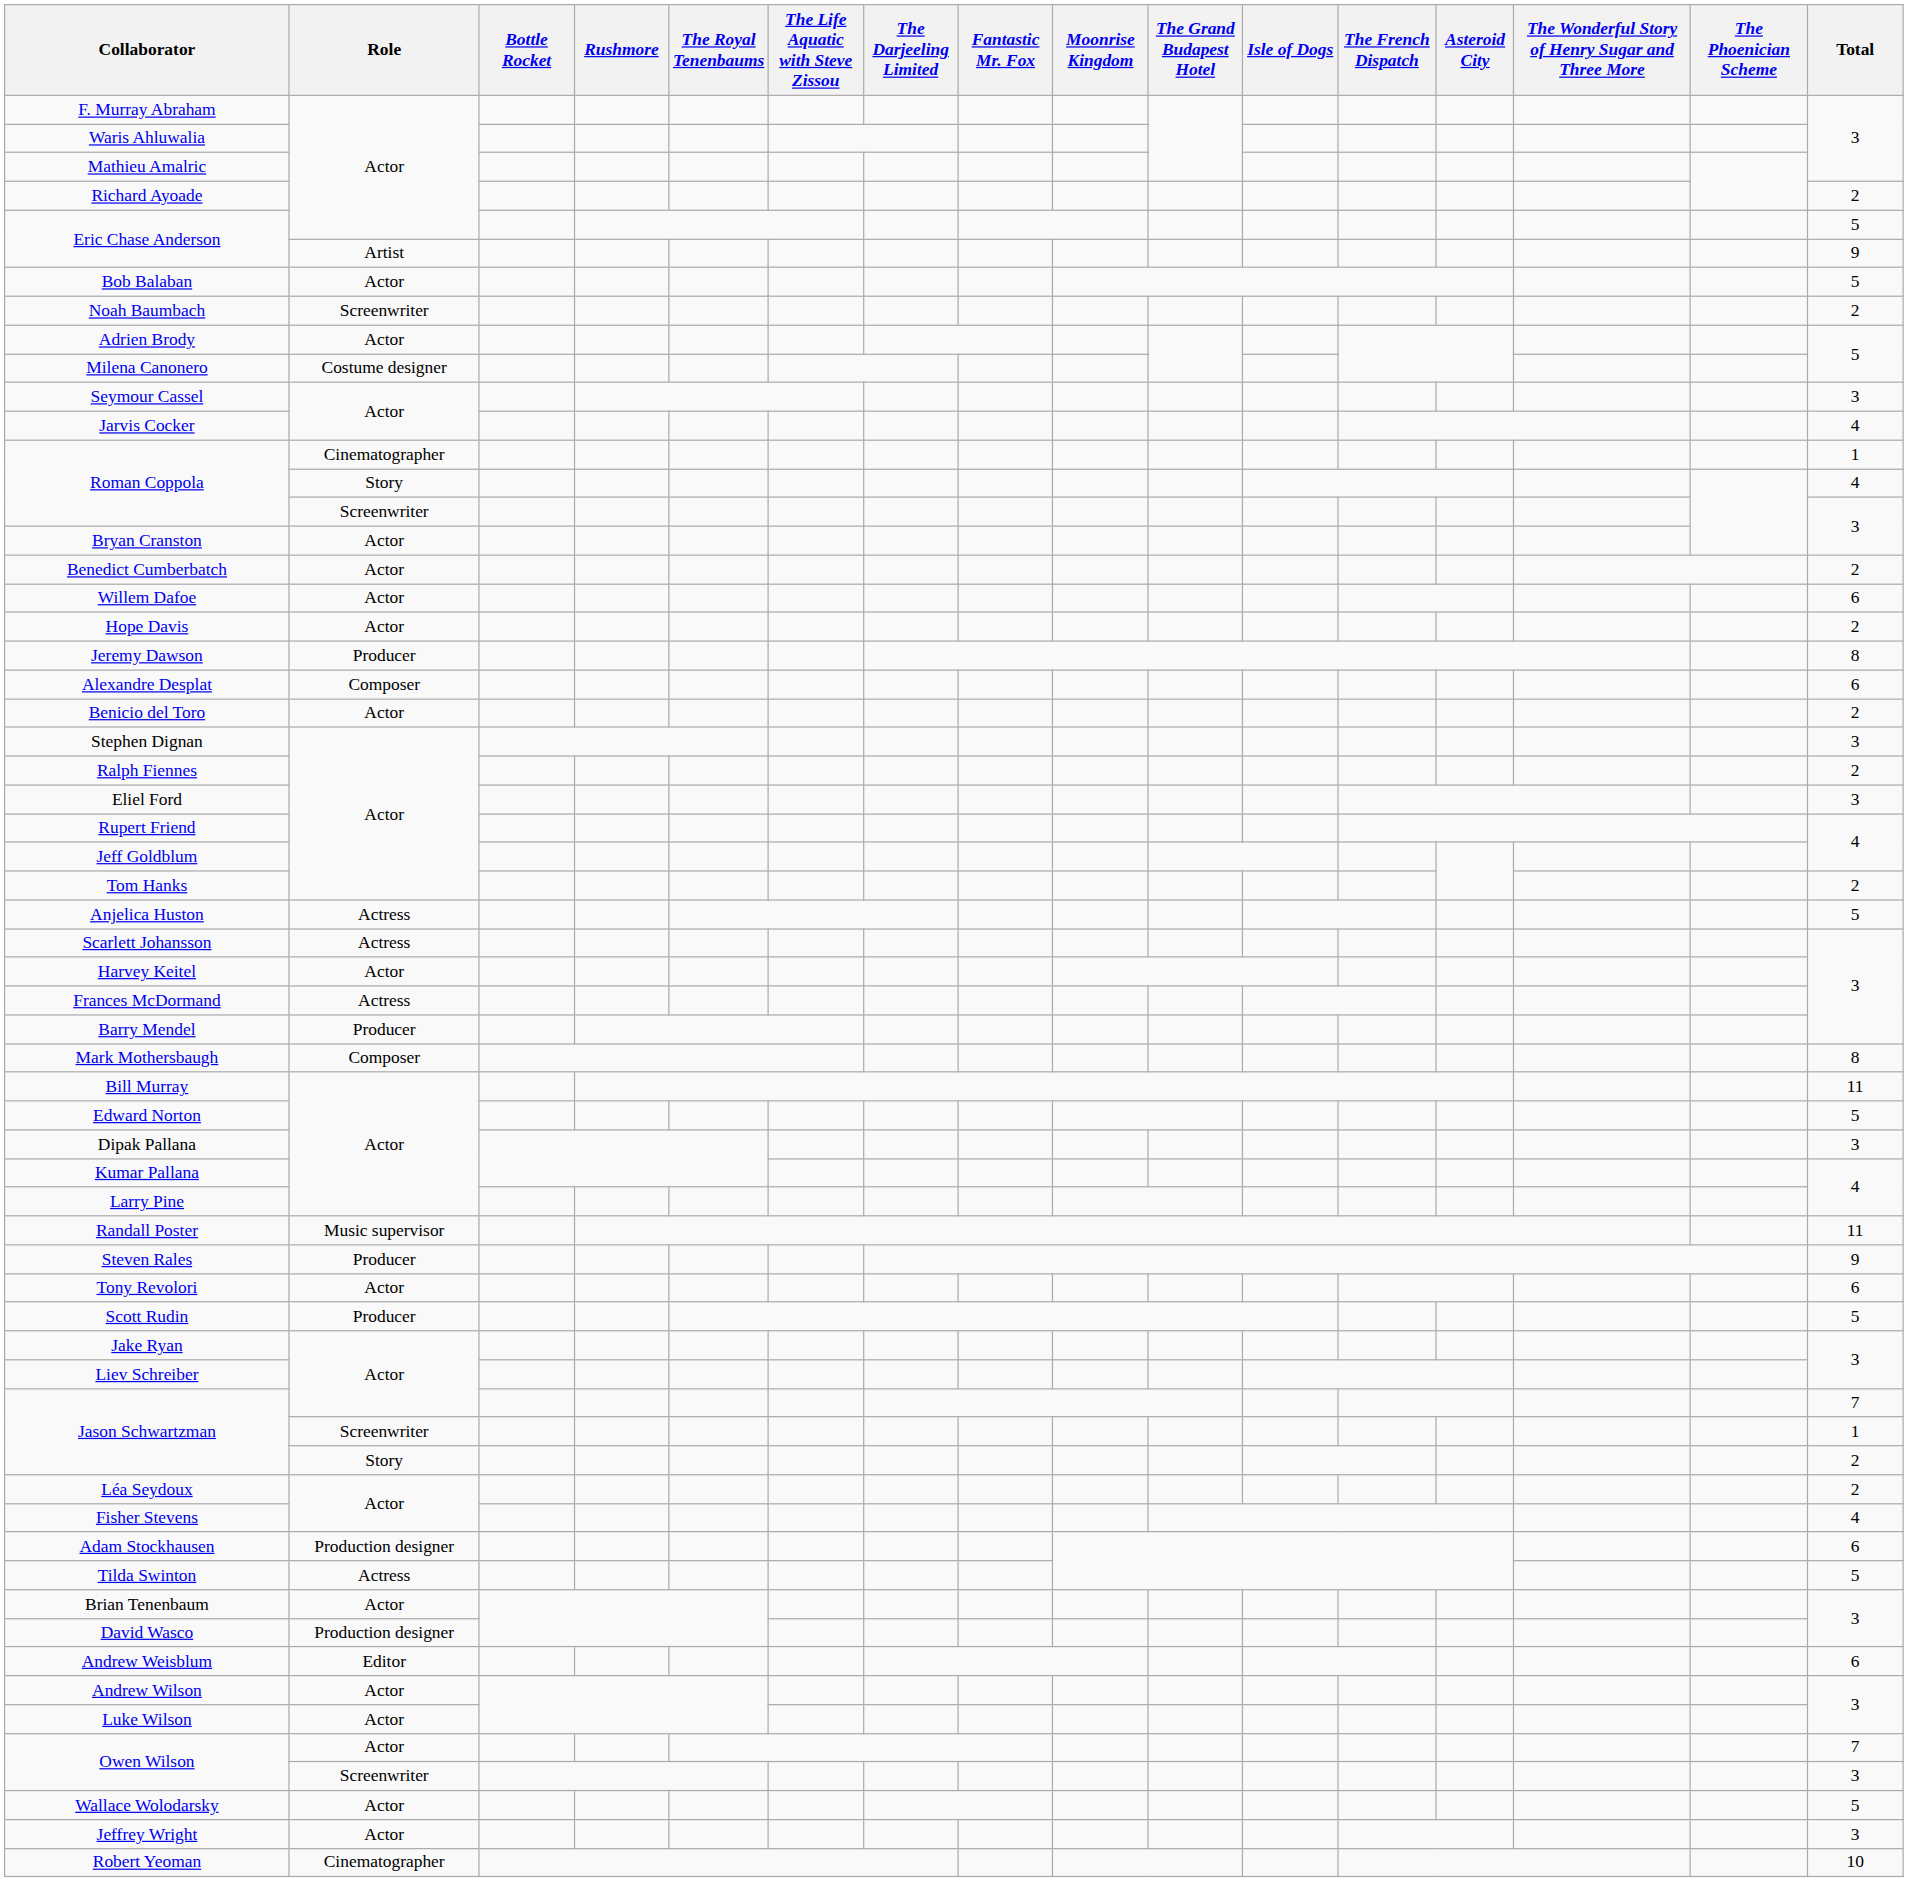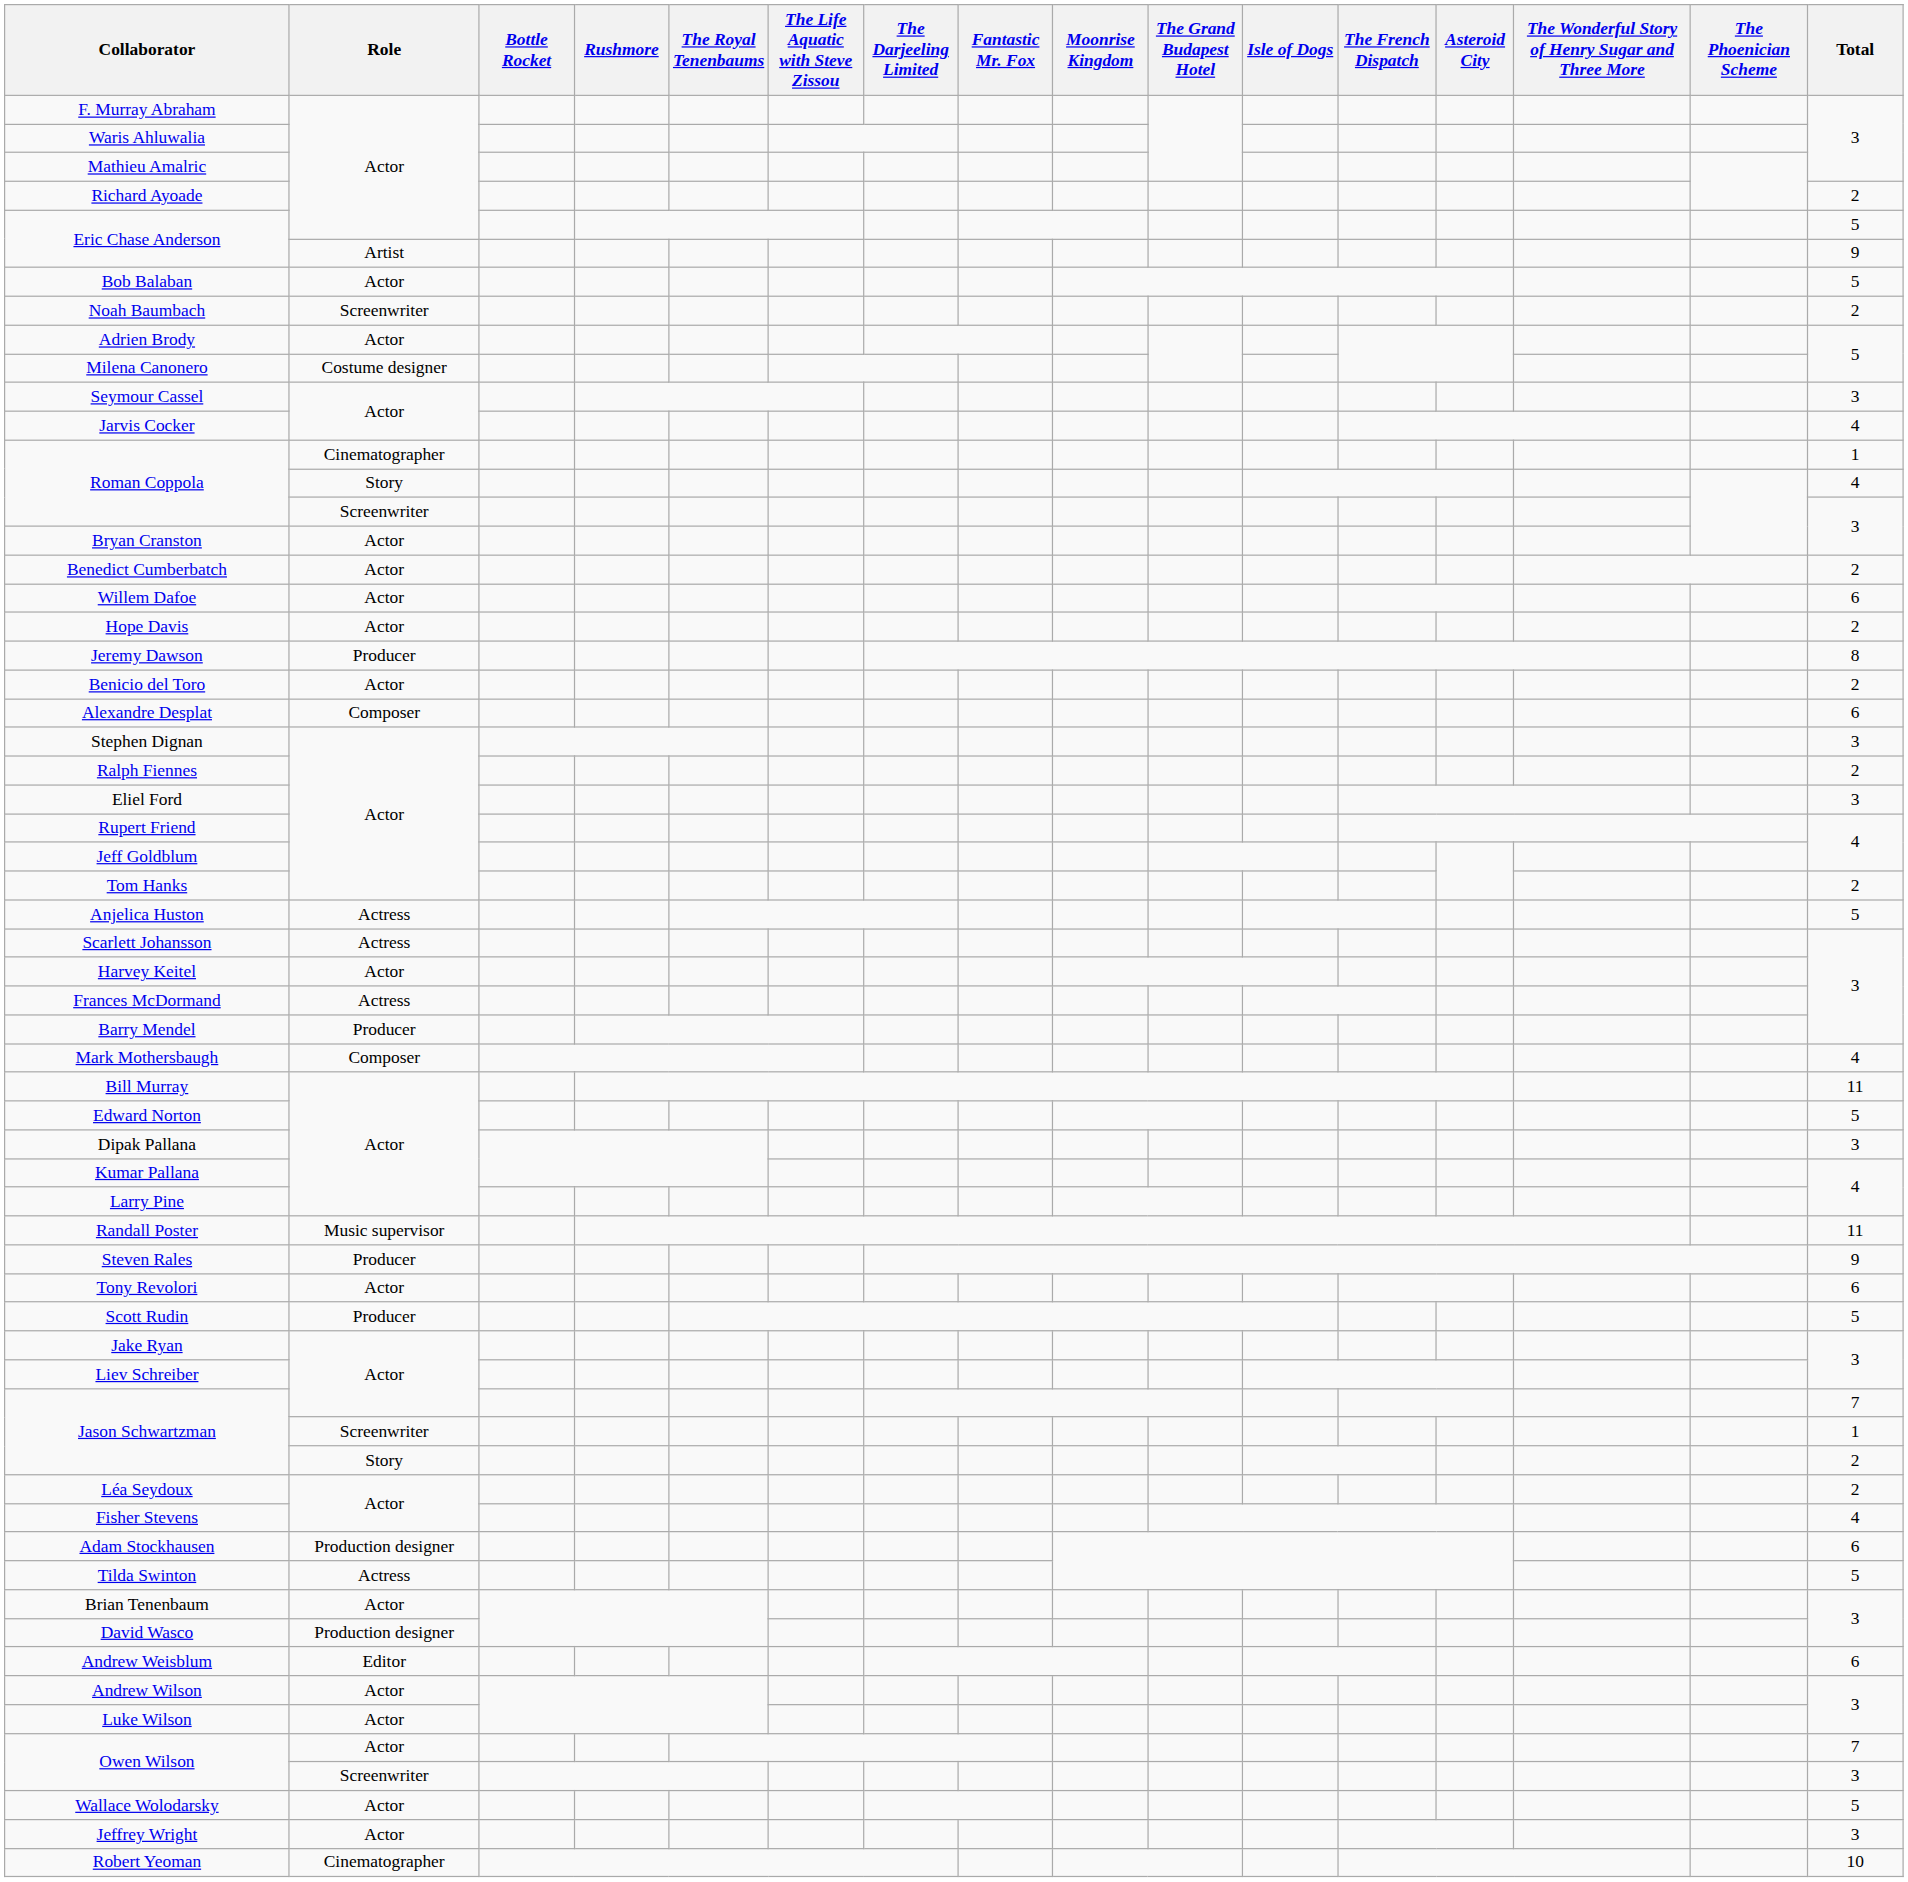rows swapped: (147, 713) <-> (147, 684)
(1855, 1058) 8 -> (1855, 1058) 4
